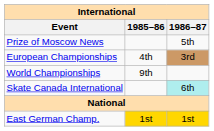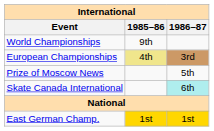rows swapped: (53, 73) <-> (55, 42)
(146, 57) no background -> (146, 57) khaki background
